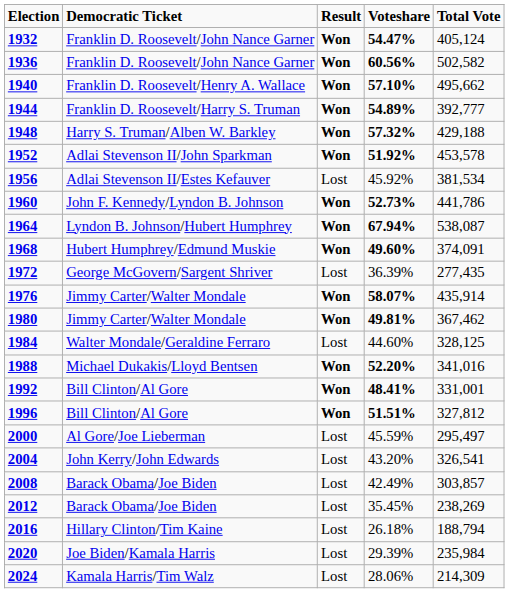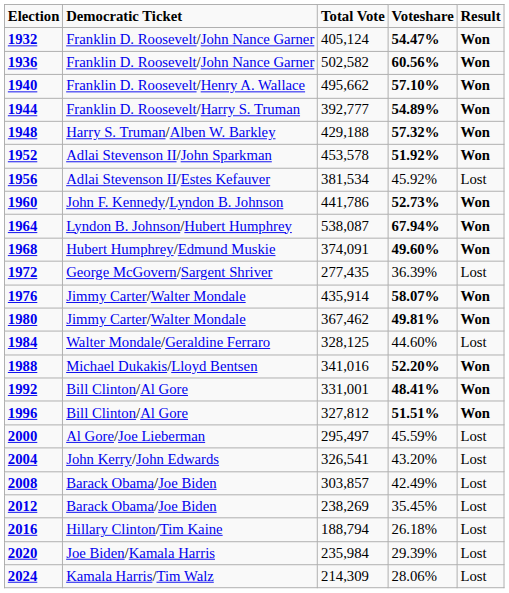columns swapped: (469, 16) <-> (341, 16)
